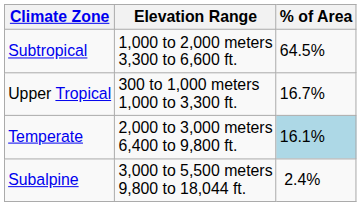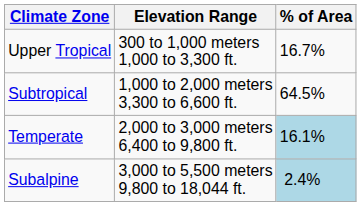rows swapped: (60, 94) <-> (48, 51)
(300, 179) no background -> (300, 179) lightblue background
